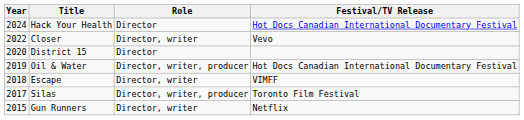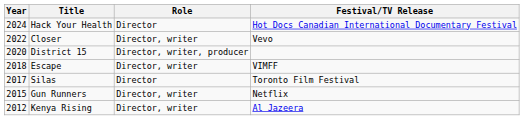(136, 53) Director -> (182, 53) Director, writer, producer
- row: (59, 66)
(182, 94) Director, writer, producer -> (136, 80) Director
+ row: (61, 108)
